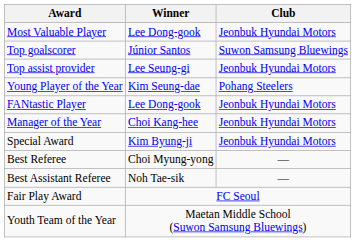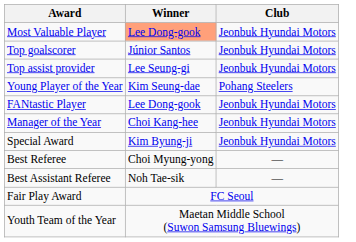(164, 31) no background -> (164, 31) lightsalmon background
(283, 50) Suwon Samsung Bluewings -> (277, 50) Jeonbuk Hyundai Motors
